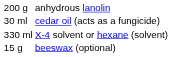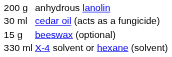rows swapped: (13, 48) <-> (18, 34)
